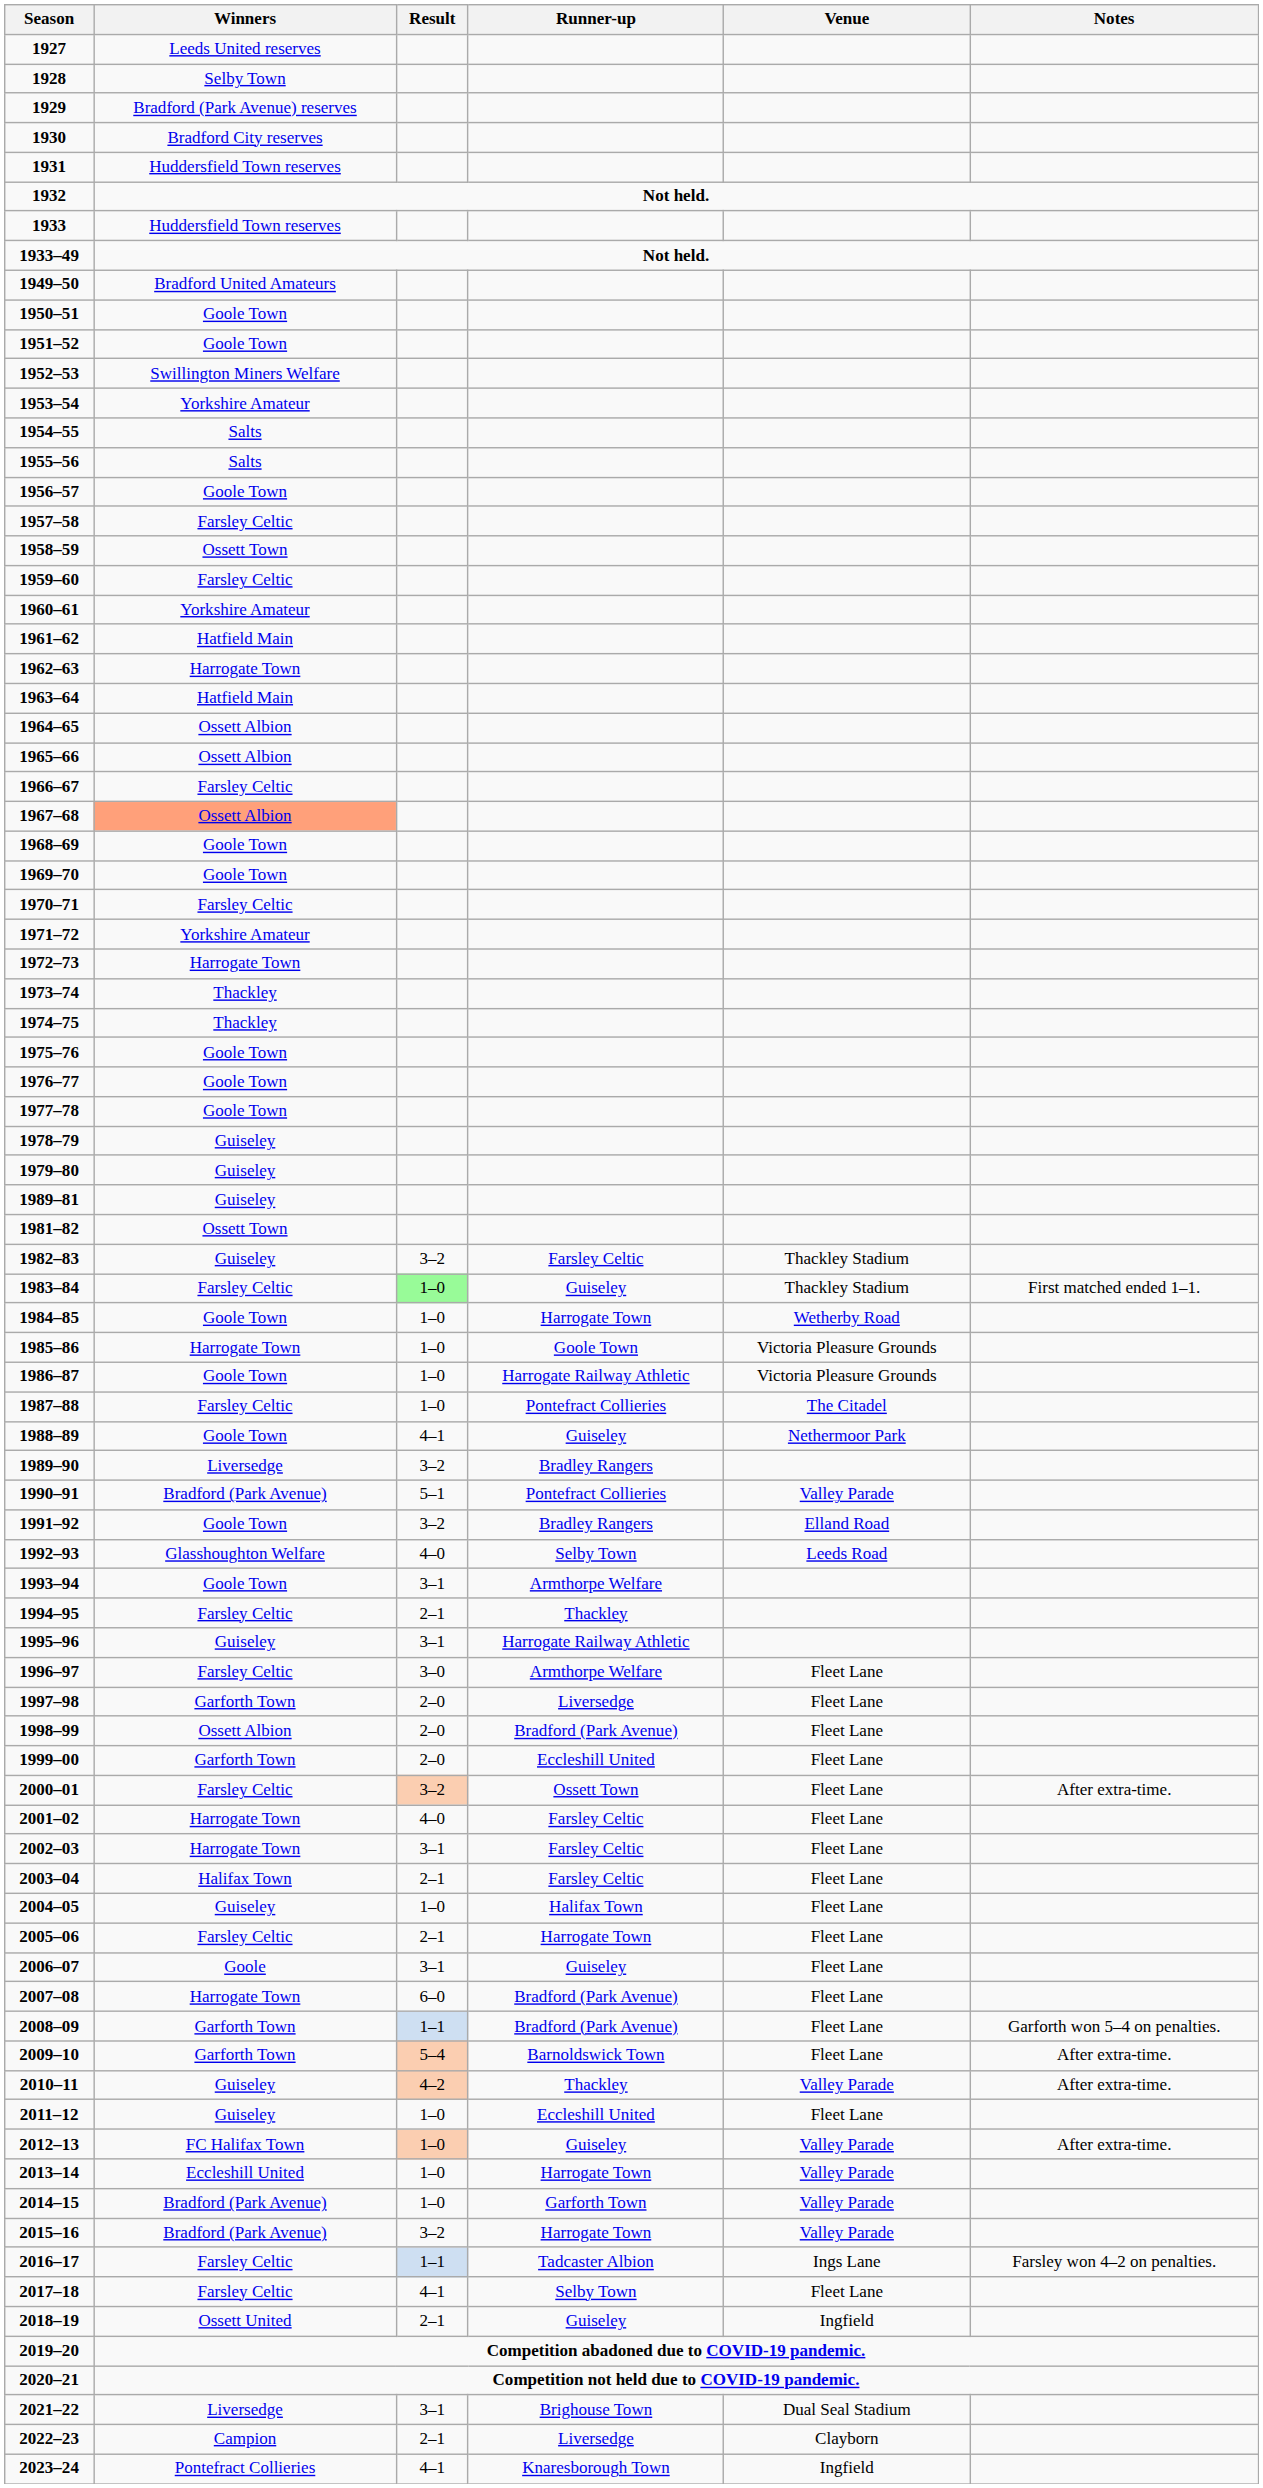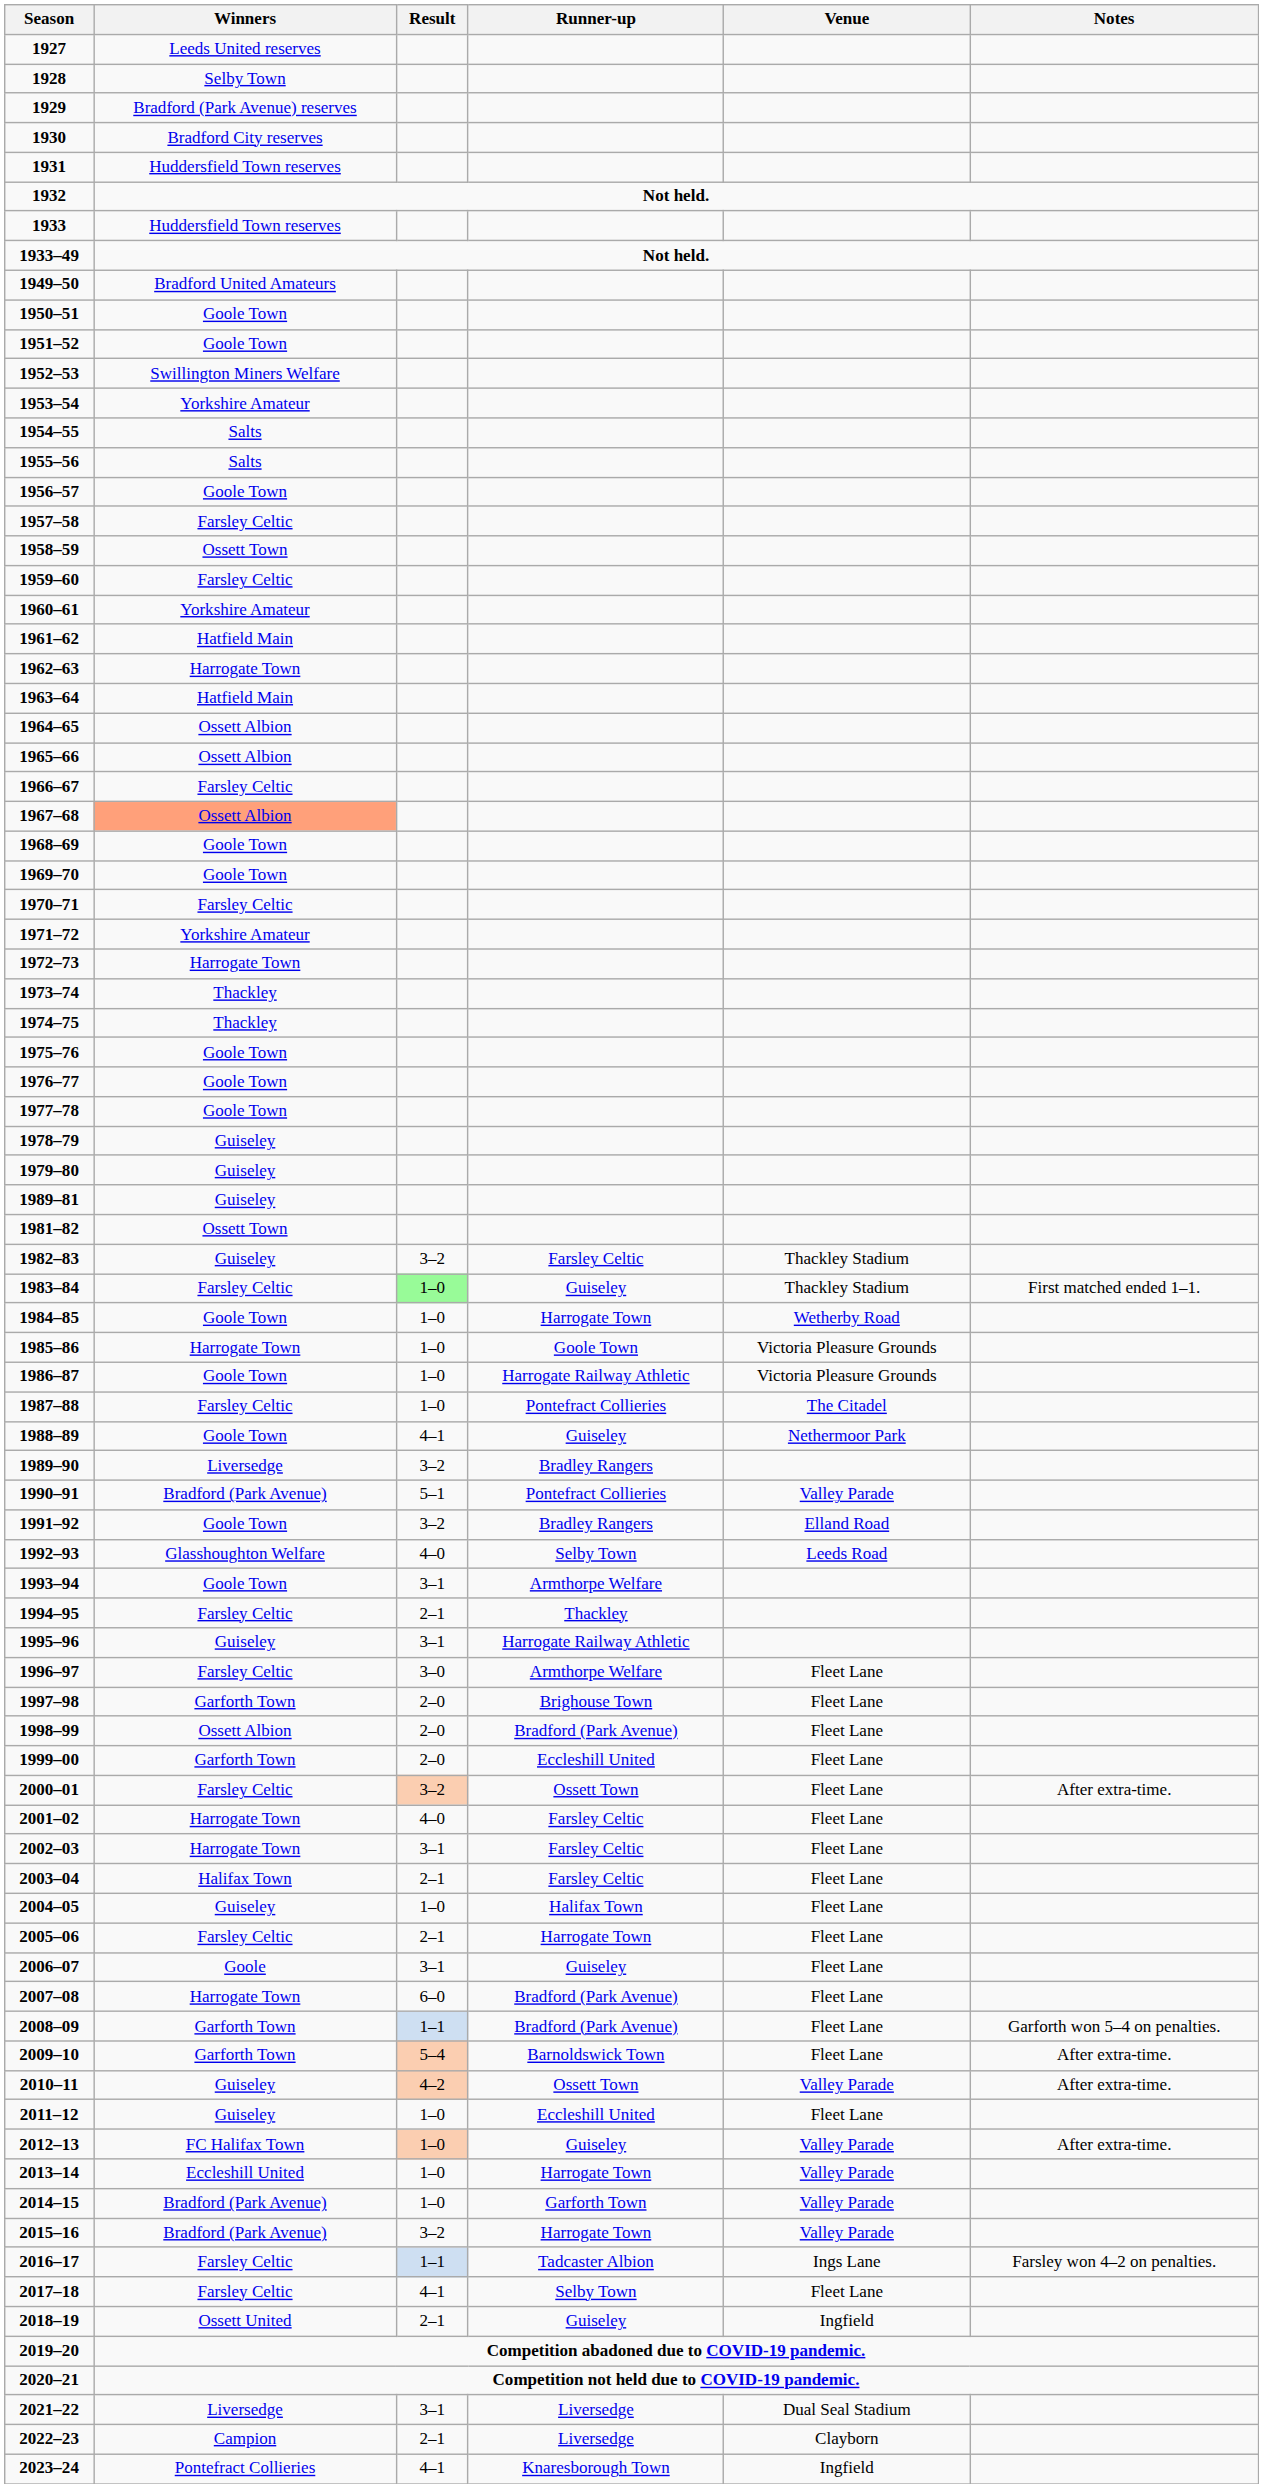(596, 1701) Liversedge -> (596, 1701) Brighouse Town
(596, 2084) Thackley -> (596, 2084) Ossett Town
(596, 2409) Brighouse Town -> (596, 2409) Liversedge
